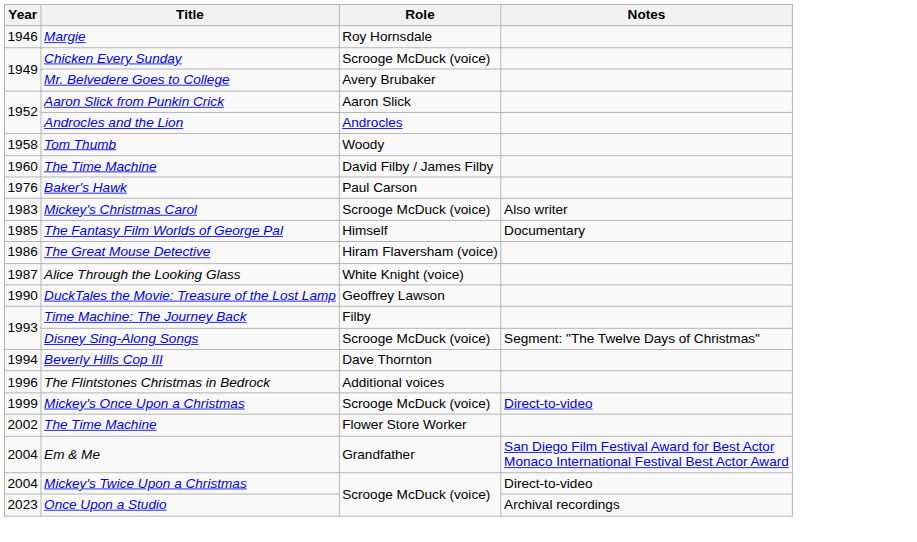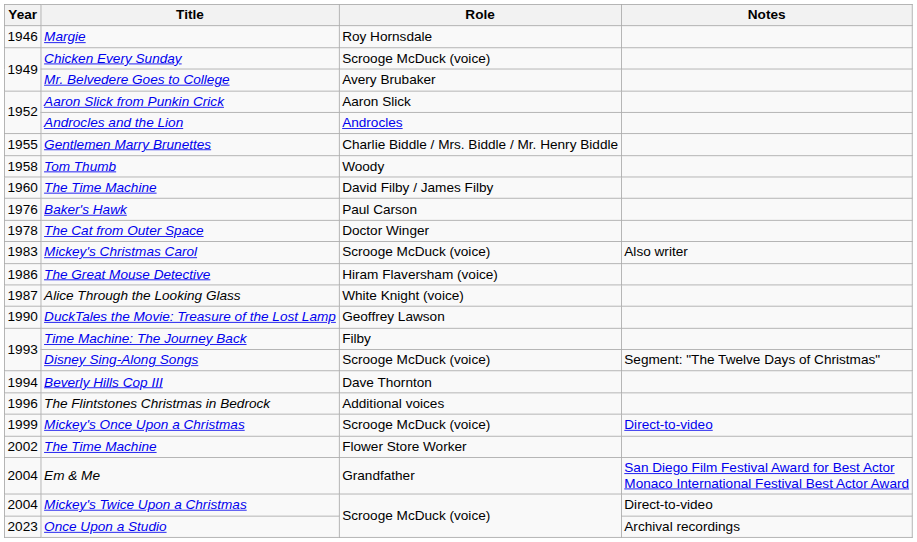+ row: (23, 144)
+ row: (23, 230)
- row: (23, 230)
